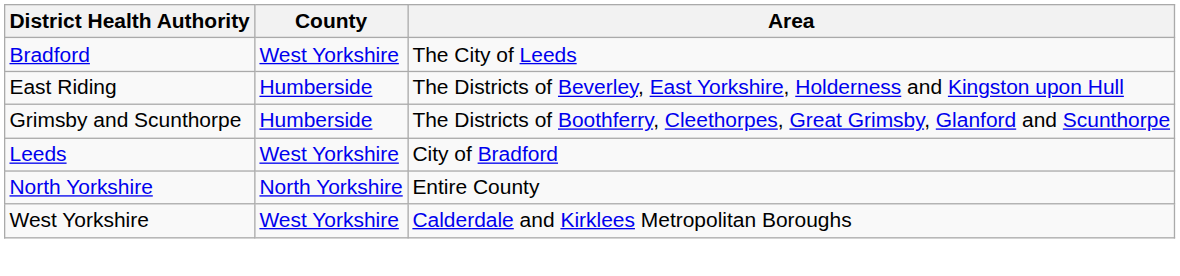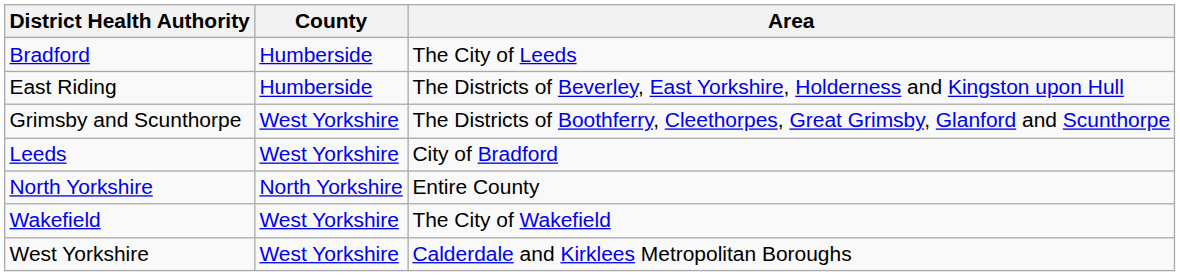(329, 54) West Yorkshire -> (316, 54) Humberside
(316, 120) Humberside -> (329, 120) West Yorkshire
+ row: (55, 220)
